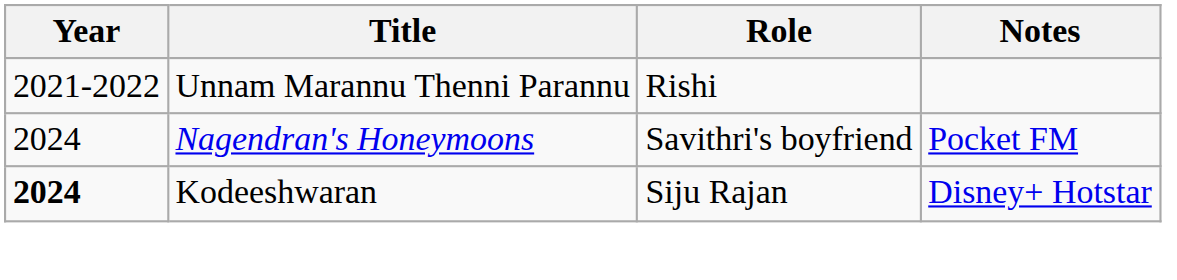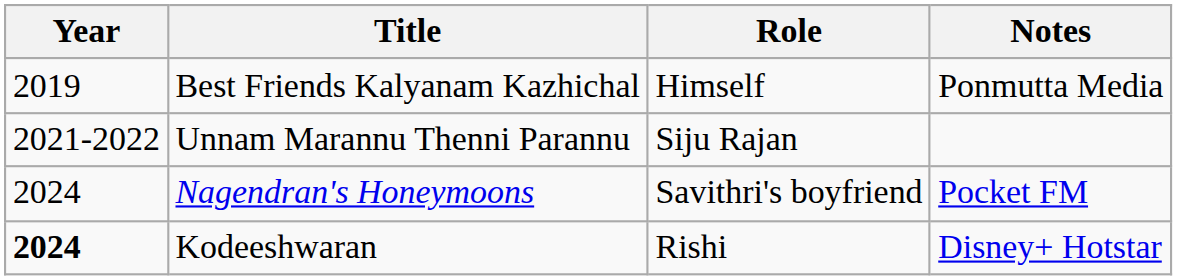+ row: (408, 85)
(681, 85) Rishi -> (727, 138) Siju Rajan
(717, 192) Siju Rajan -> (691, 246) Rishi
